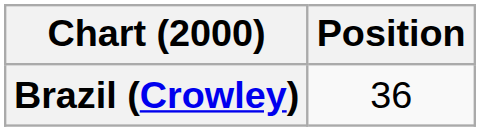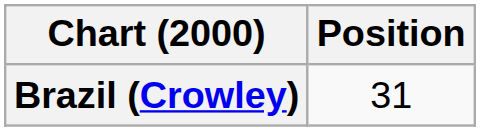(391, 94) 36 -> (391, 94) 31
